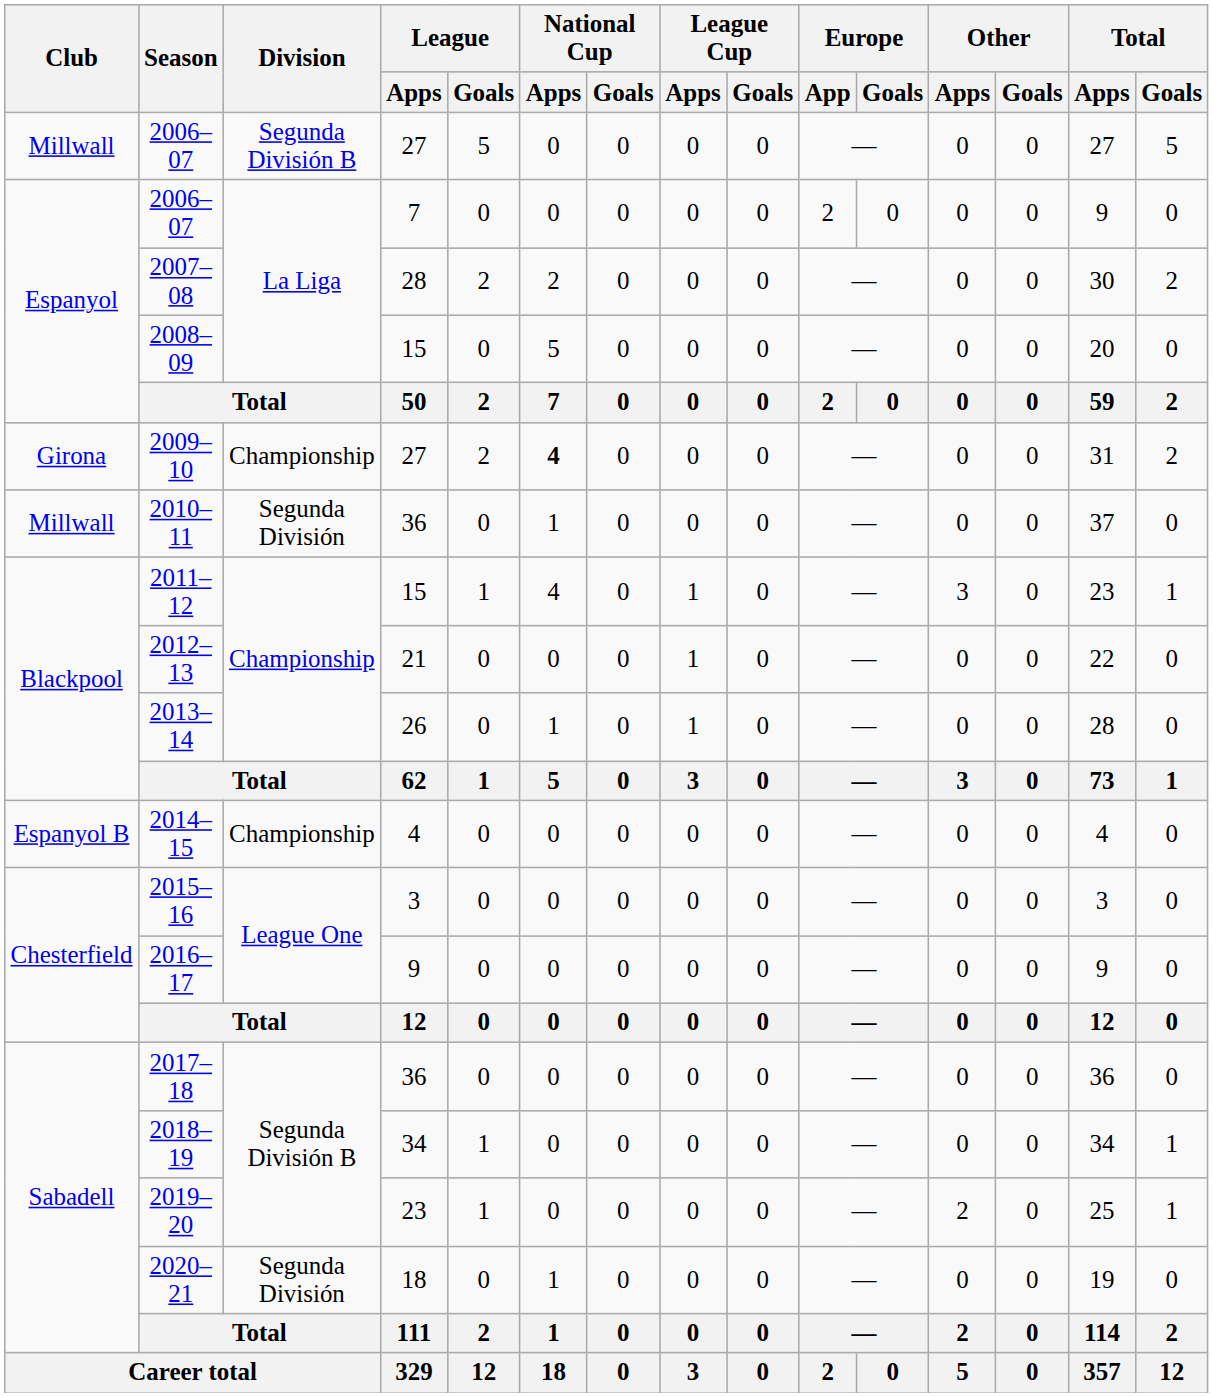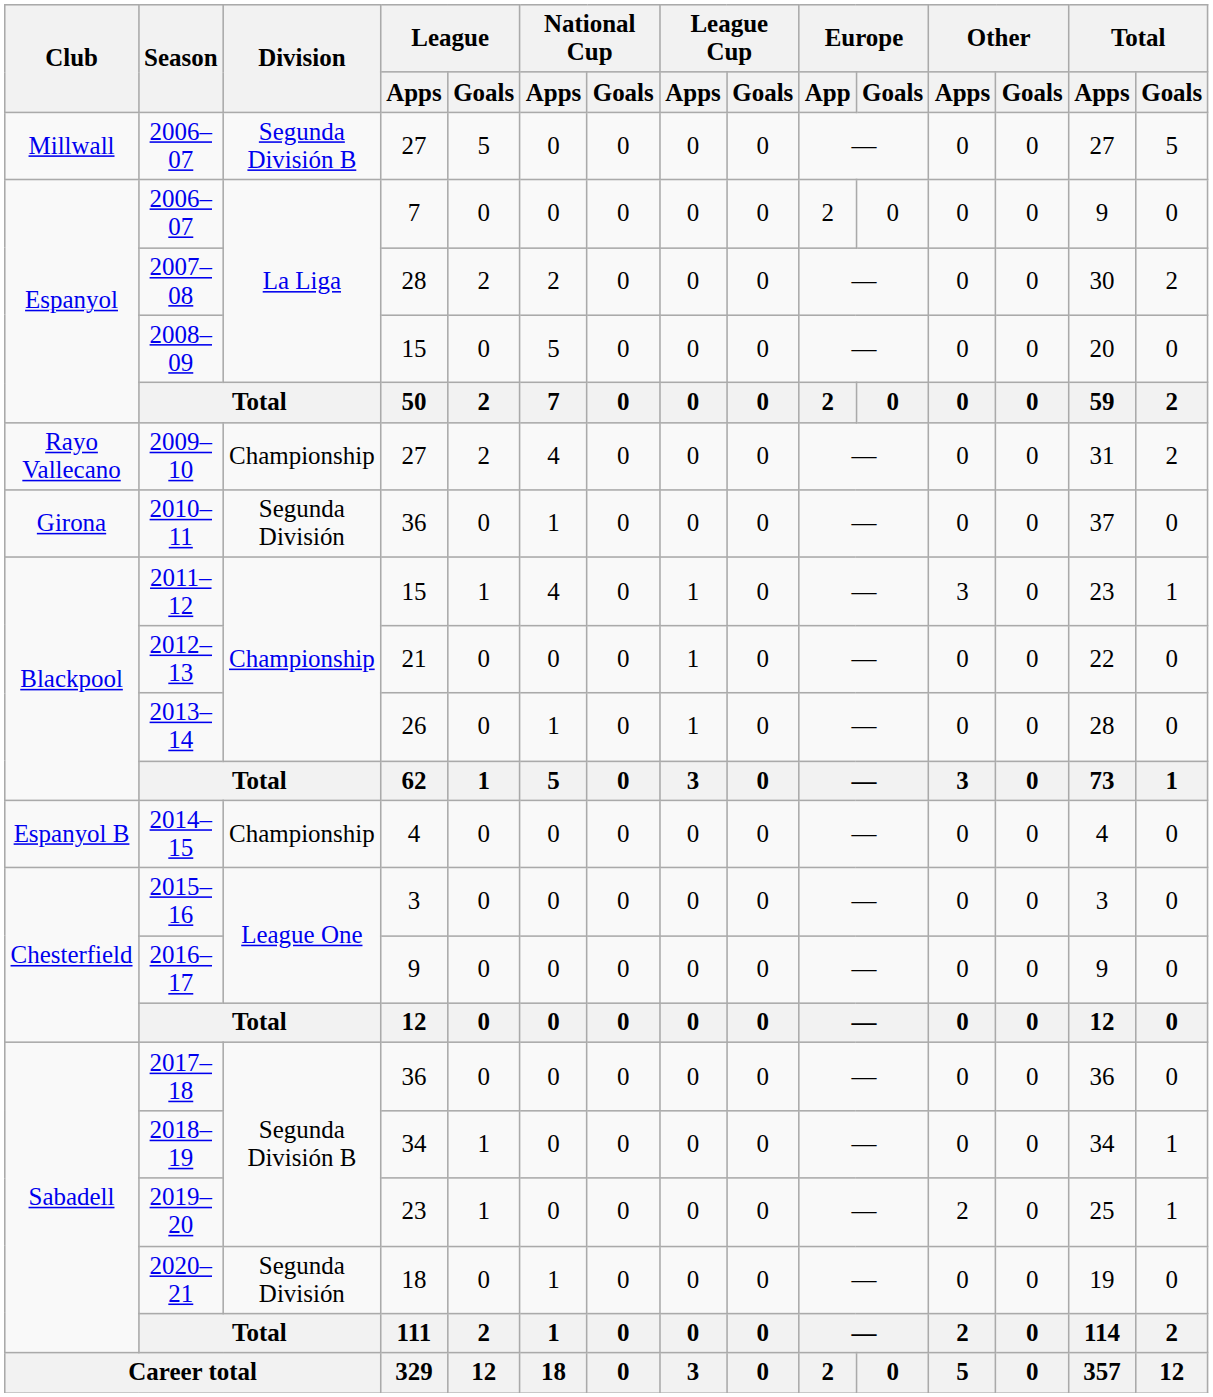(72, 455) Girona -> (72, 455) Rayo Vallecano
(553, 455) bold -> (553, 455) normal
(72, 523) Millwall -> (72, 523) Girona
